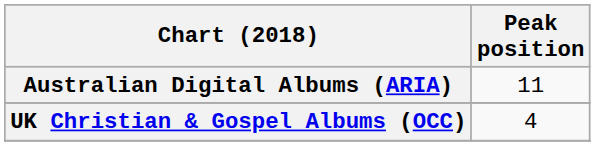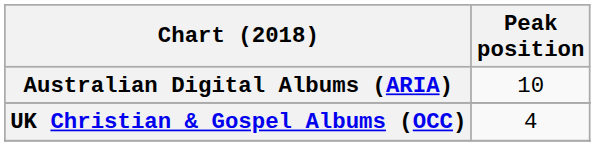(531, 85) 11 -> (531, 85) 10
